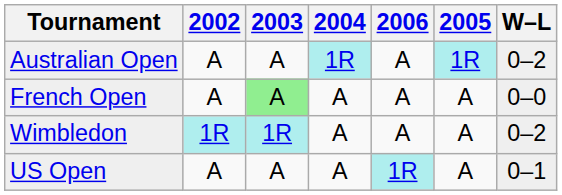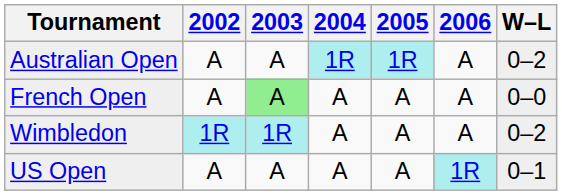columns swapped: (465, 23) <-> (403, 23)
